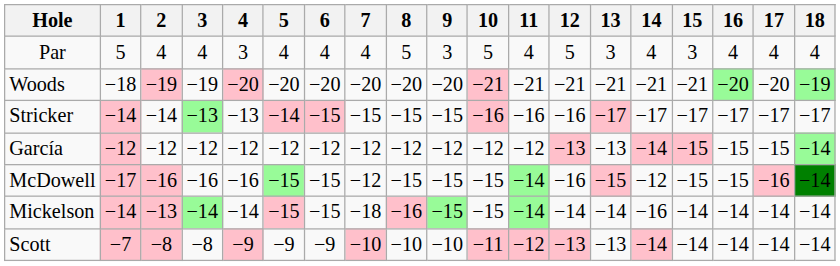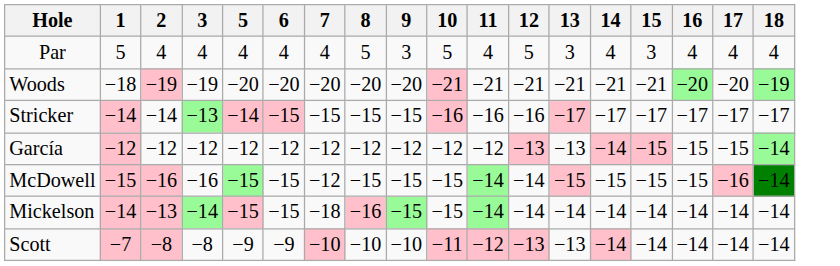- column: (243, 20)
(121, 180) −17 -> (121, 180) −15
(570, 180) −16 -> (529, 180) −14
(651, 180) −12 -> (611, 180) −15
(651, 212) −16 -> (611, 212) −14
